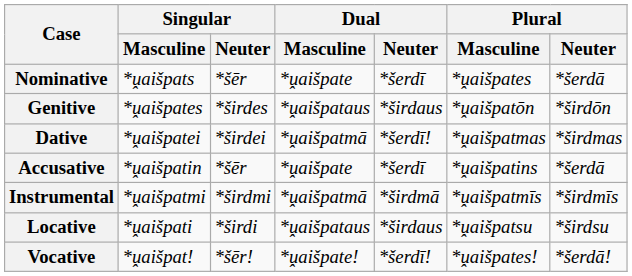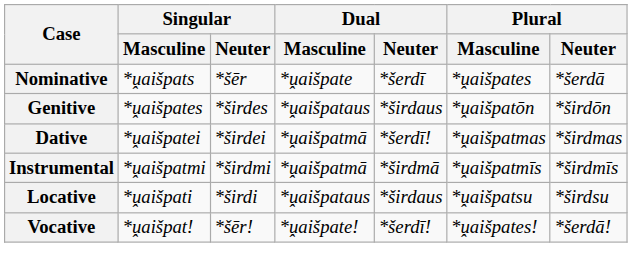- row: (61, 167)
